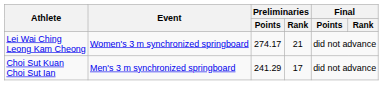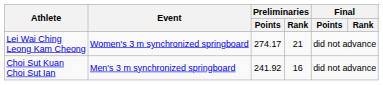(268, 68) 241.29 -> (268, 68) 241.92
(298, 68) 17 -> (298, 68) 16
